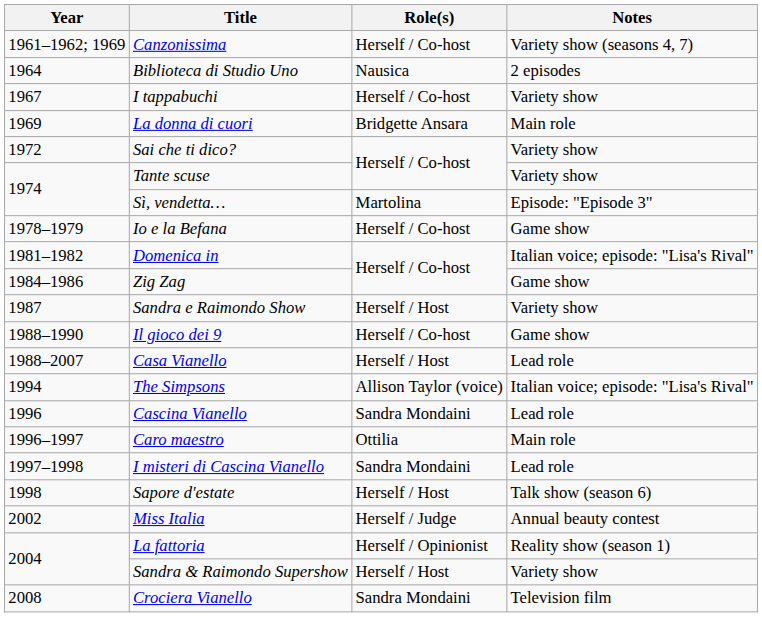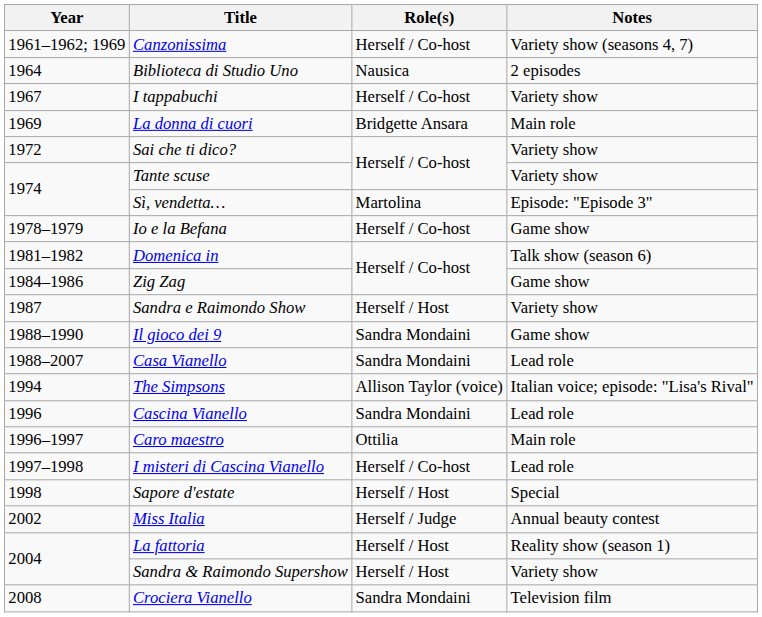(632, 255) Italian voice; episode: "Lisa's Rival" -> (581, 255) Talk show (season 6)
(413, 334) Herself / Co-host -> (413, 334) Sandra Mondaini
(402, 360) Herself / Host -> (413, 360) Sandra Mondaini
(413, 466) Sandra Mondaini -> (413, 466) Herself / Co-host
(581, 492) Talk show (season 6) -> (535, 492) Special
(422, 545) Herself / Opinionist -> (402, 545) Herself / Host
